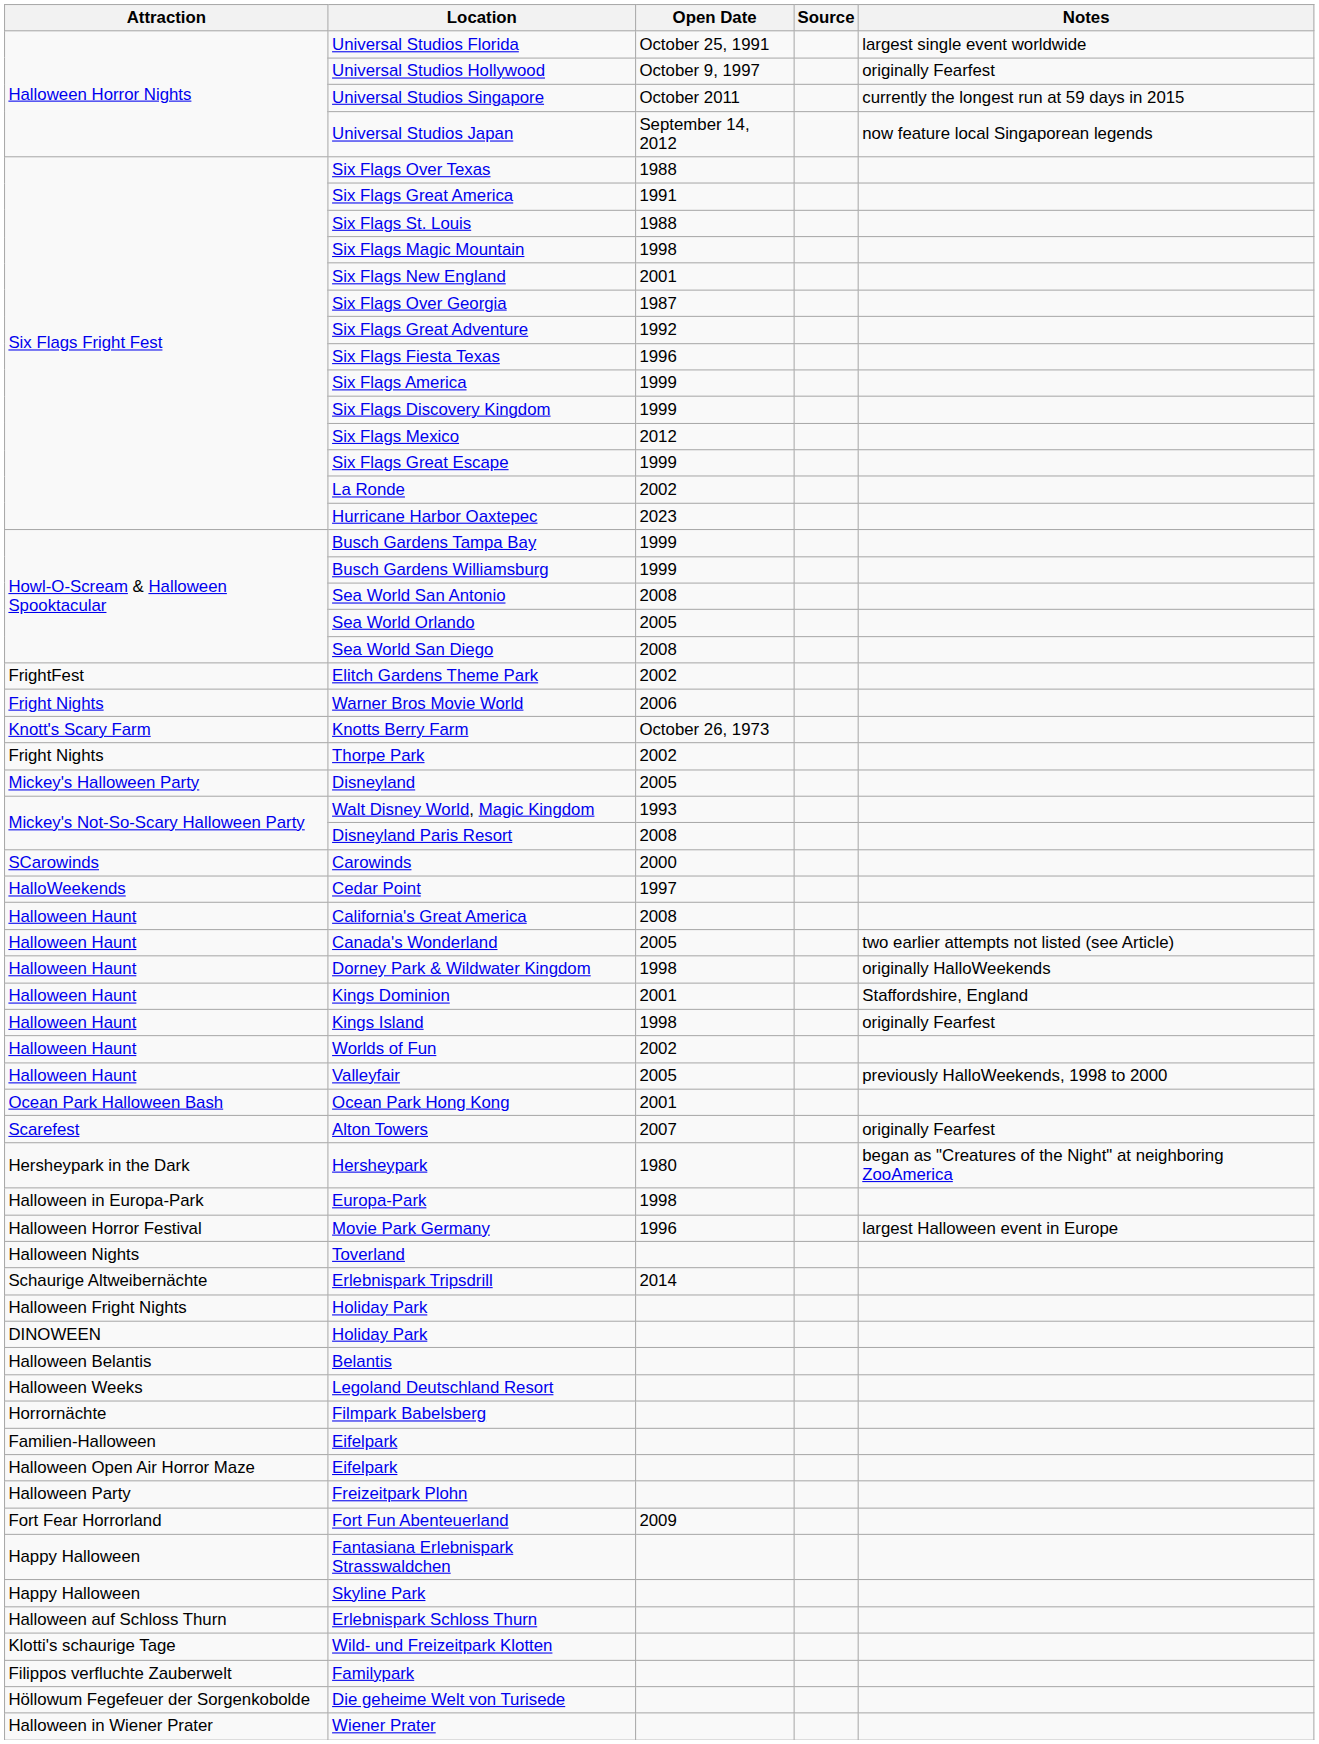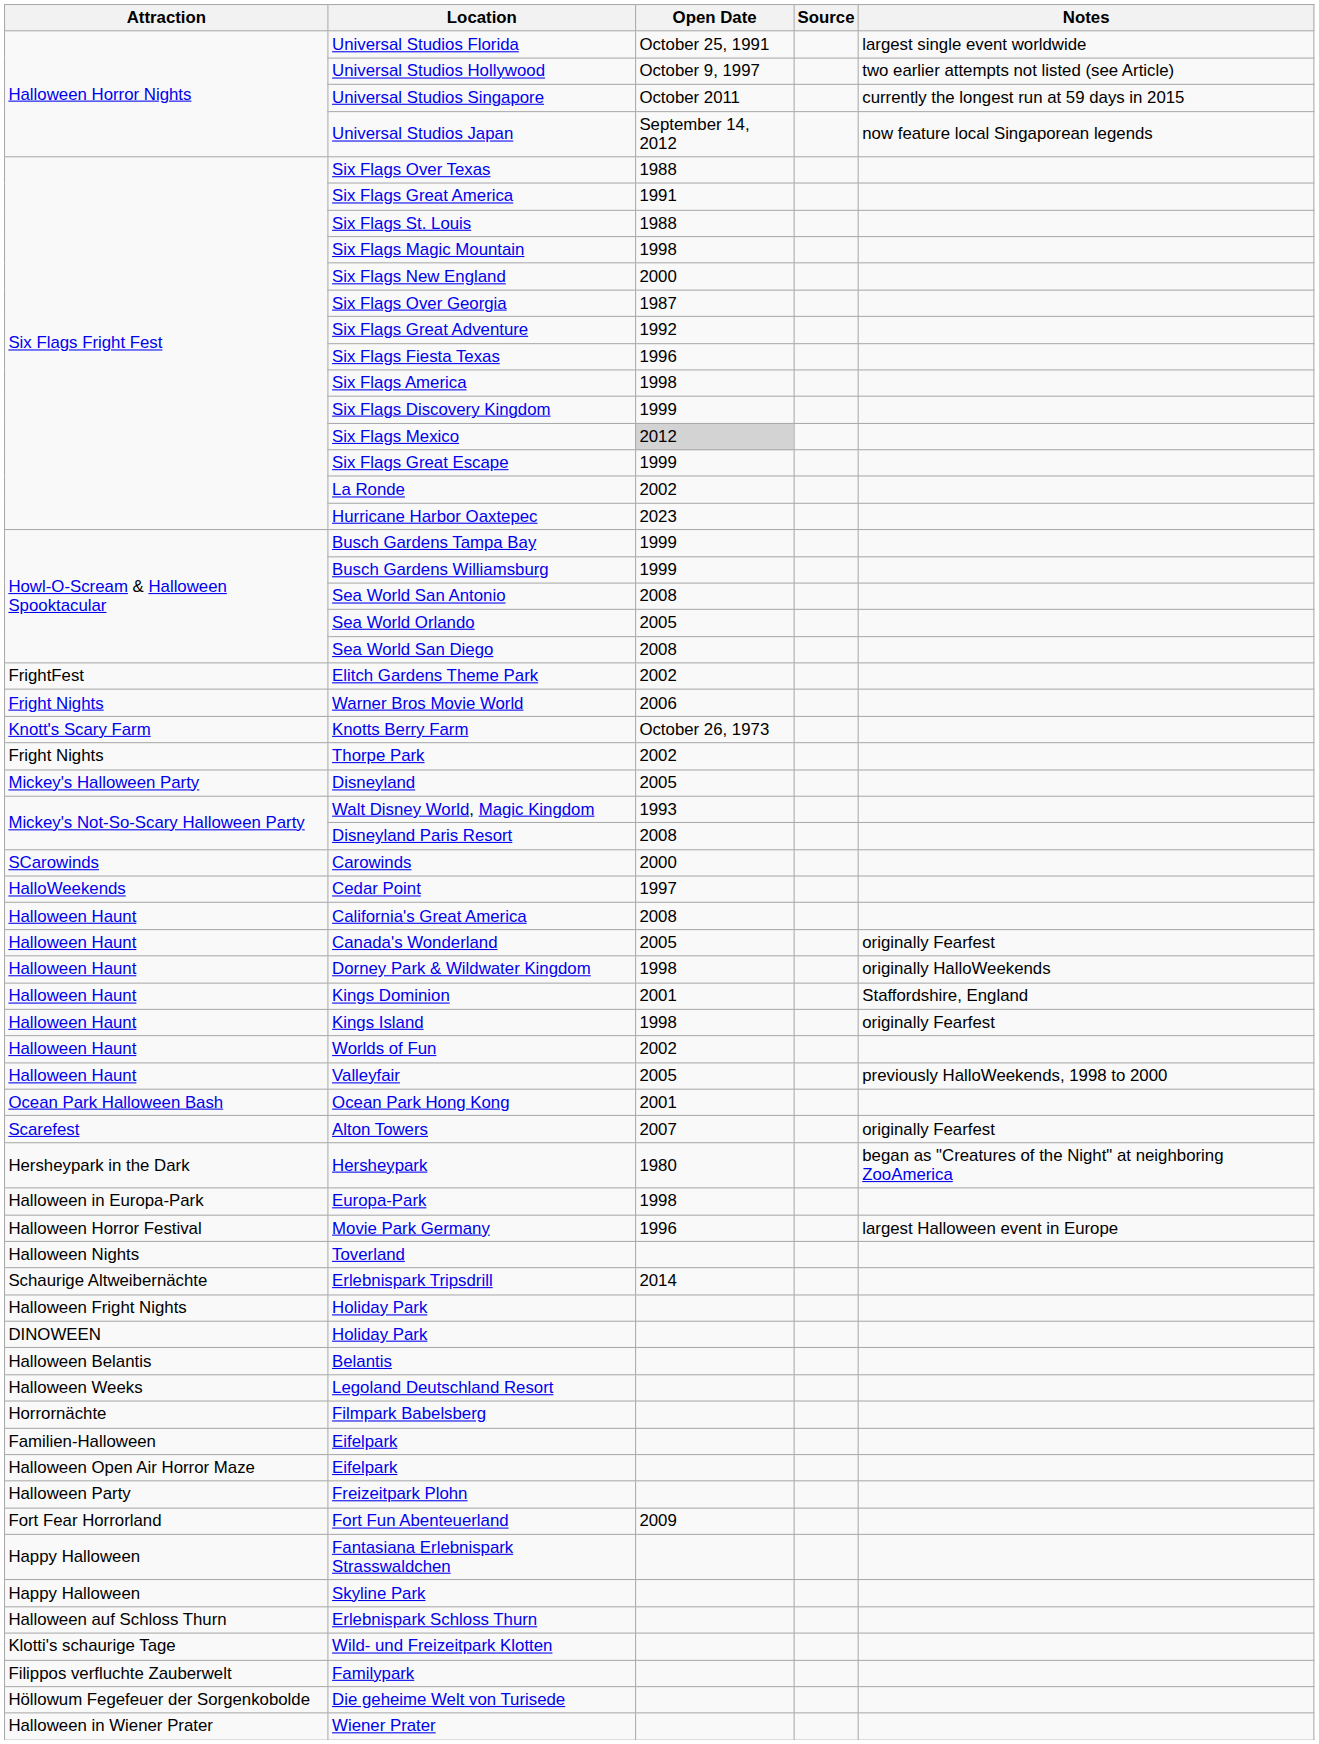(929, 71) originally Fearfest -> (1018, 71) two earlier attempts not listed (see Article)
(658, 276) 2001 -> (658, 276) 2000
(658, 383) 1999 -> (658, 383) 1998
(658, 436) no background -> (658, 436) lightgrey background
(1018, 942) two earlier attempts not listed (see Article) -> (929, 942) originally Fearfest
